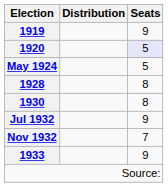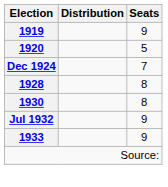(145, 49) lavender background -> (144, 49) no background
- row: (32, 67)
+ row: (31, 67)
- row: (32, 138)
